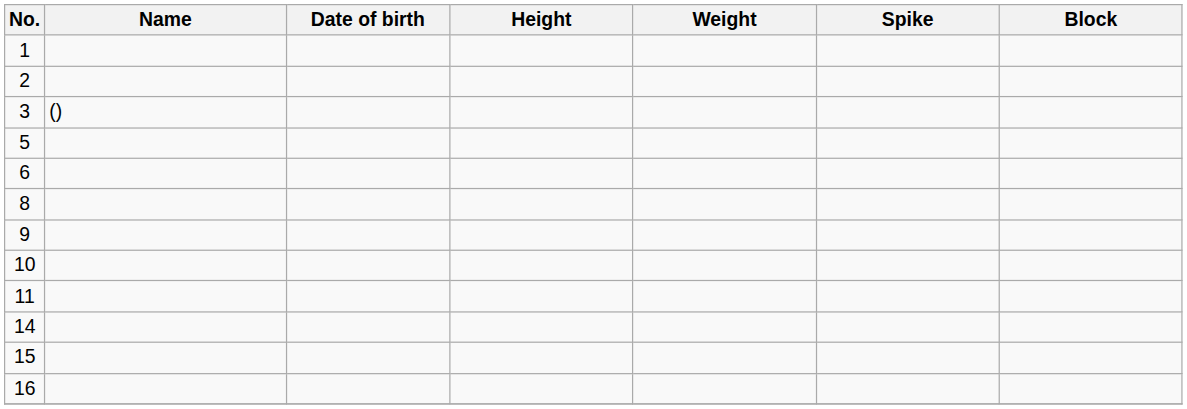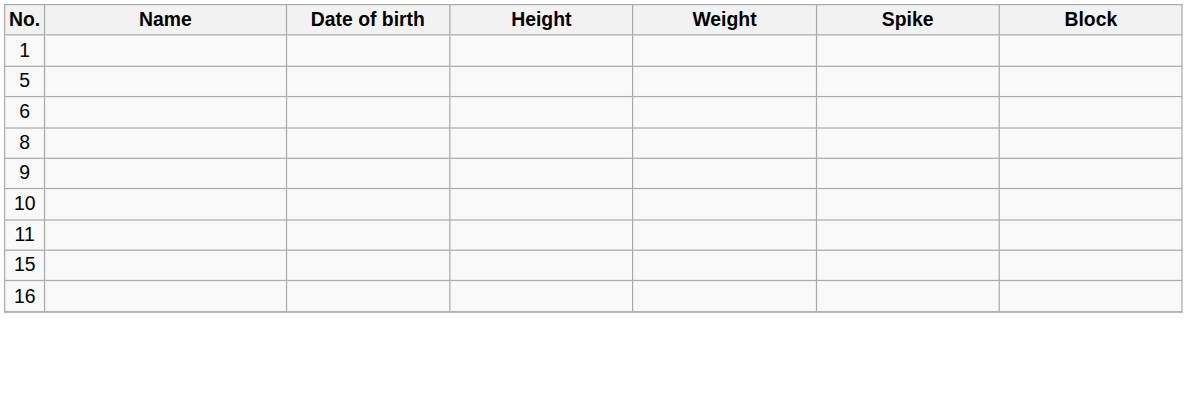- row: (25, 81)
- row: (25, 111)
- row: (25, 326)
